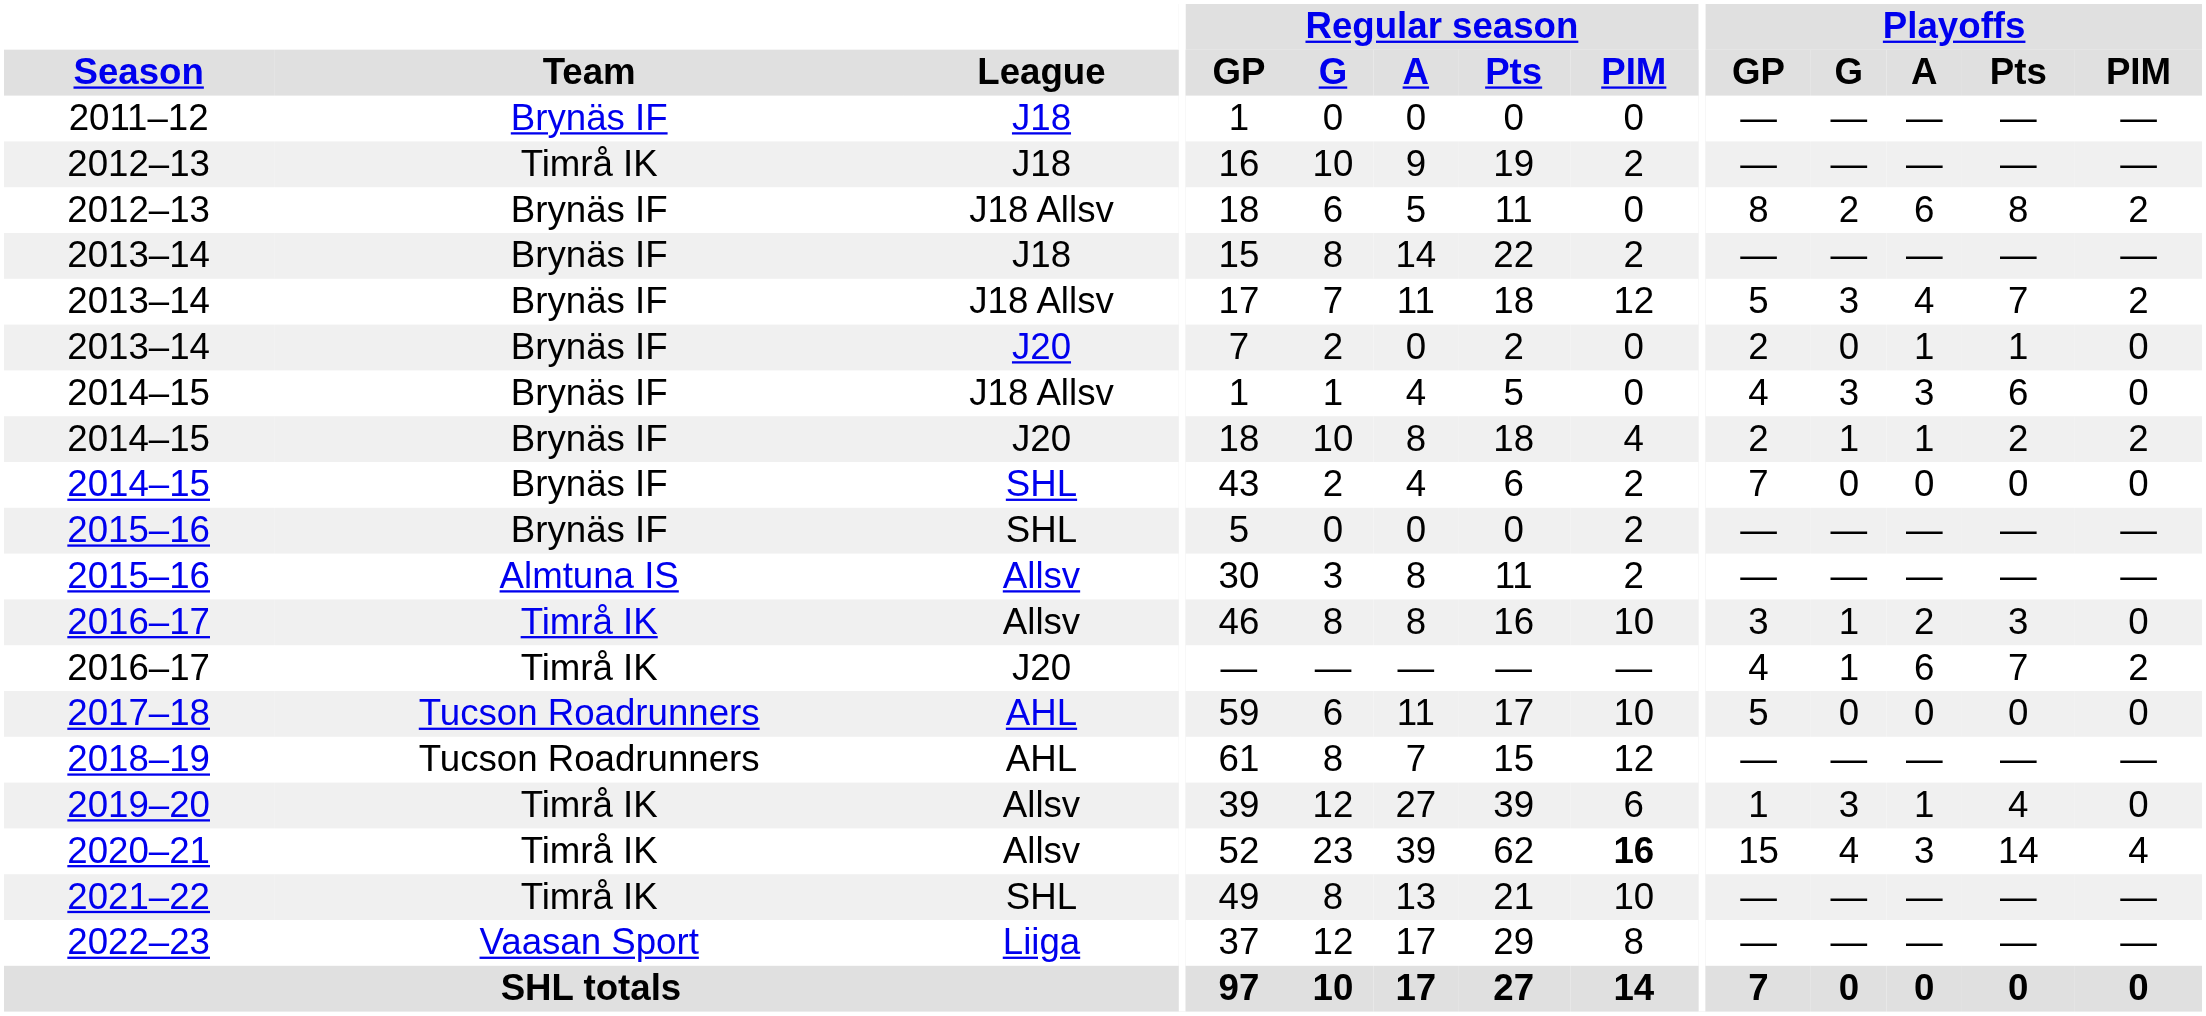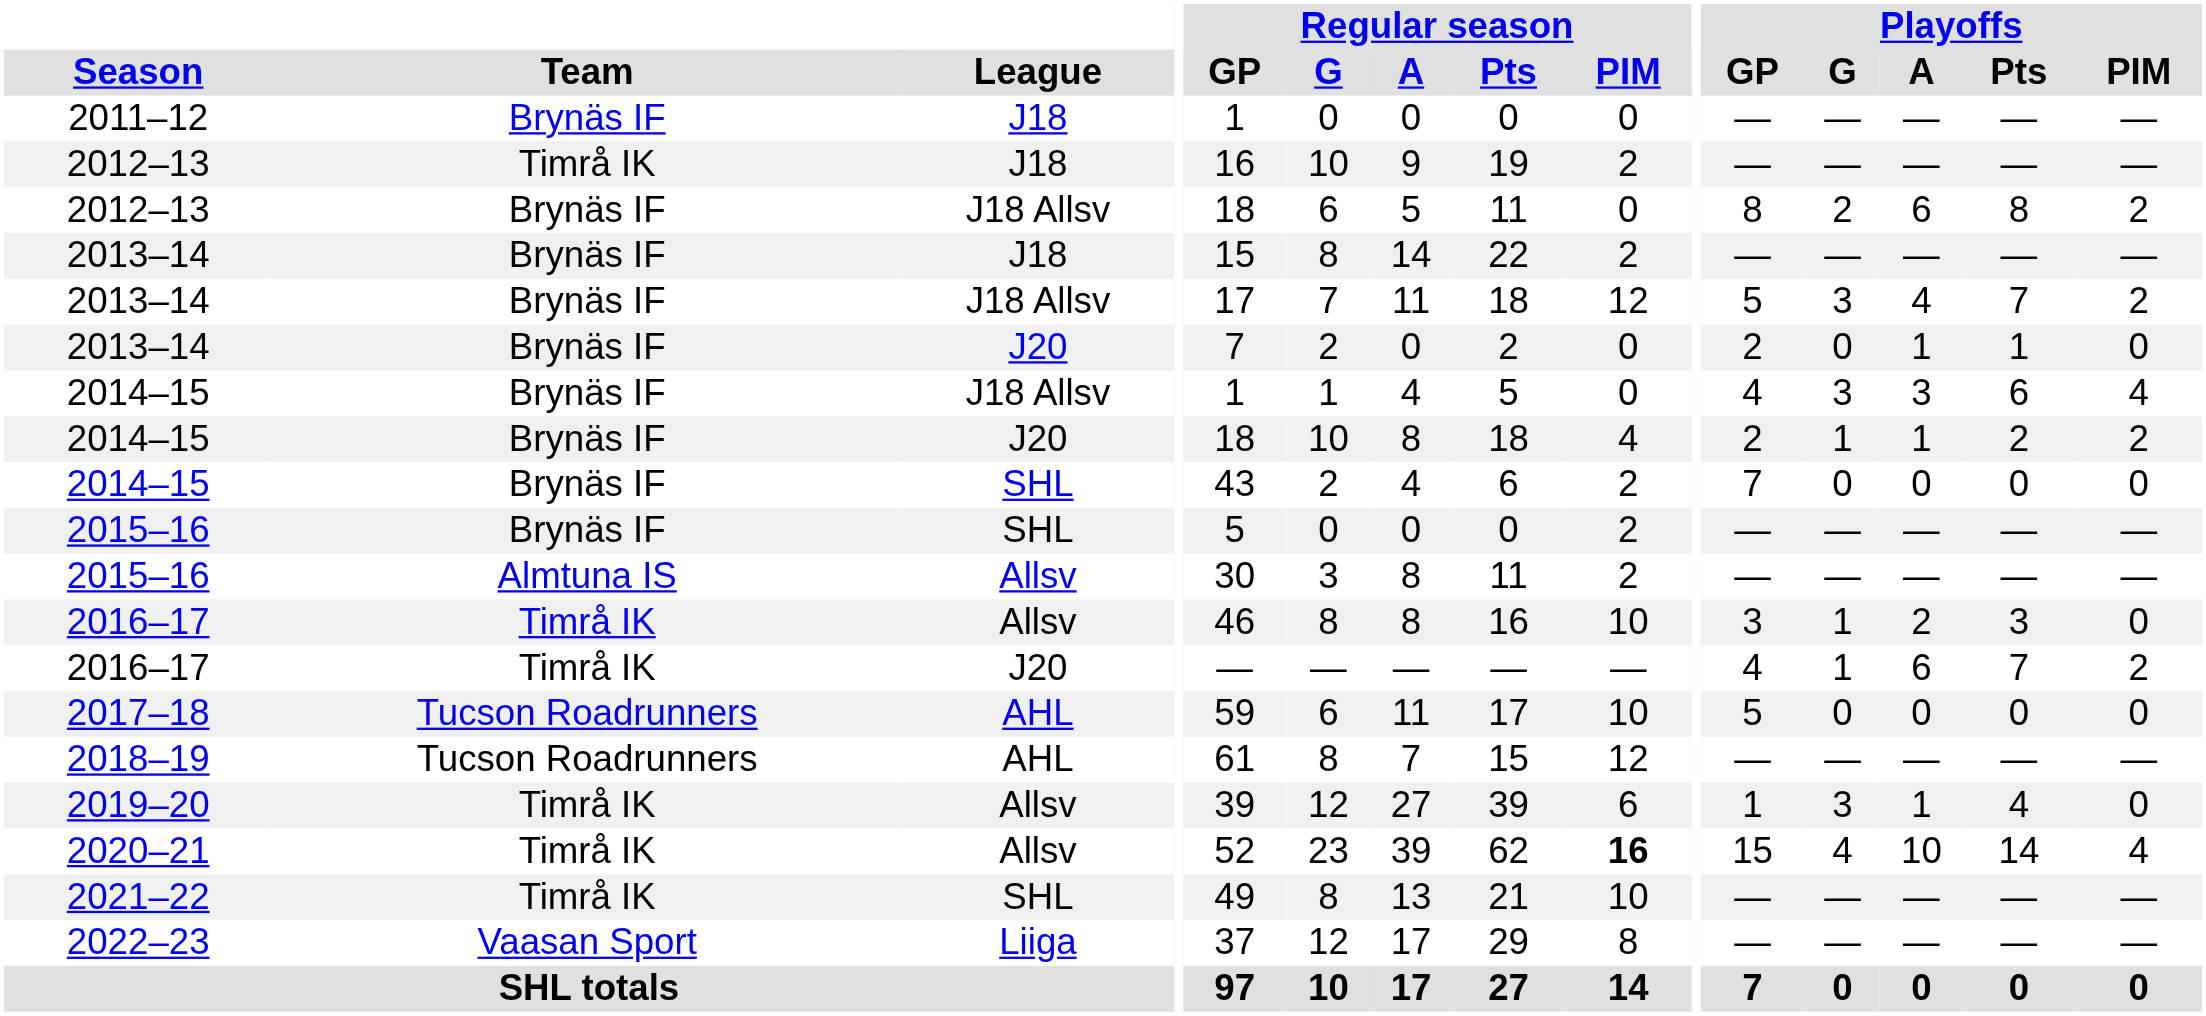(2138, 392) 0 -> (2139, 392) 4
(1924, 850) 3 -> (1921, 850) 10
